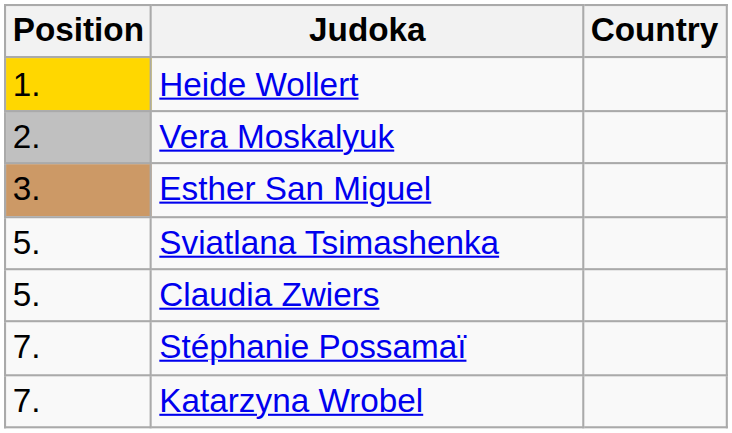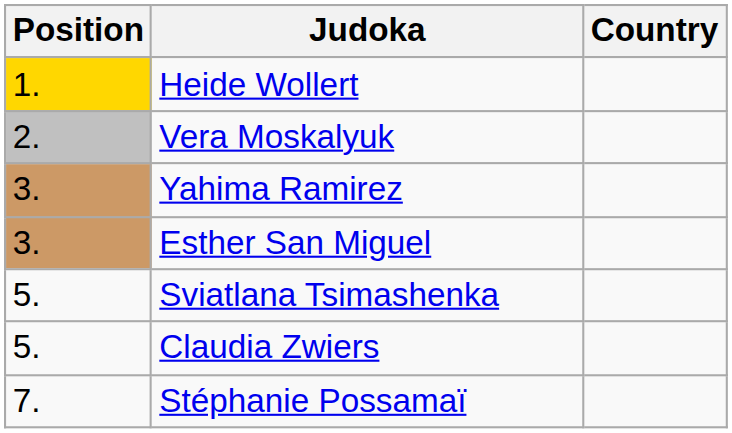+ row: (281, 189)
- row: (291, 400)
